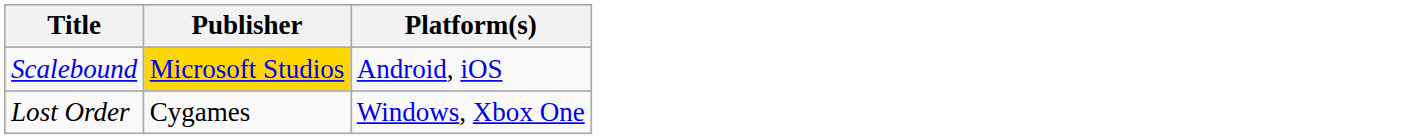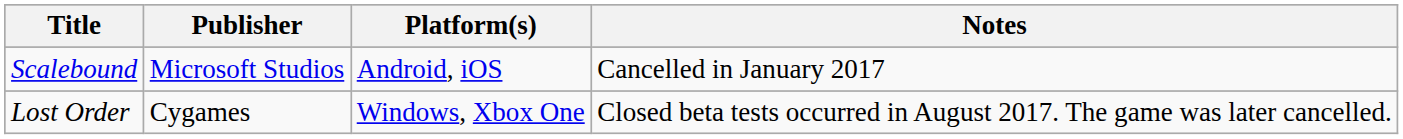+ column: (995, 25)
(247, 68) gold background -> (247, 68) no background
